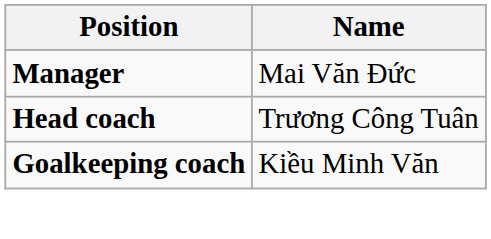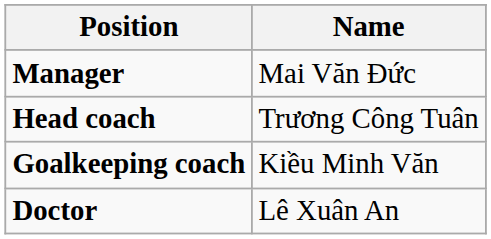+ row: (55, 210)
